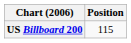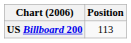(106, 29) 115 -> (106, 29) 113
